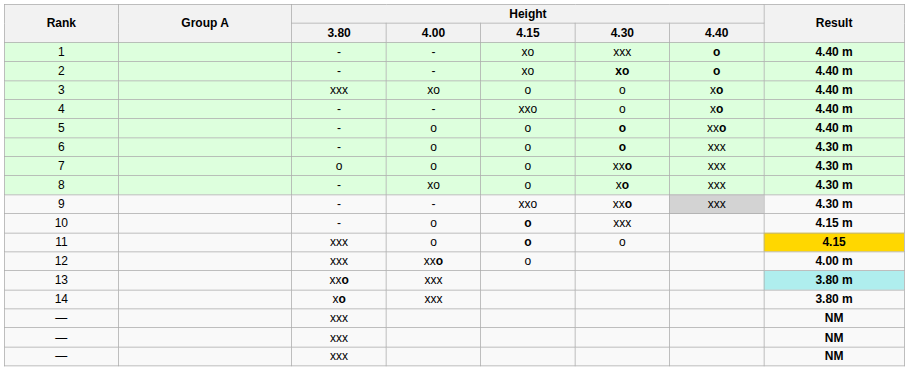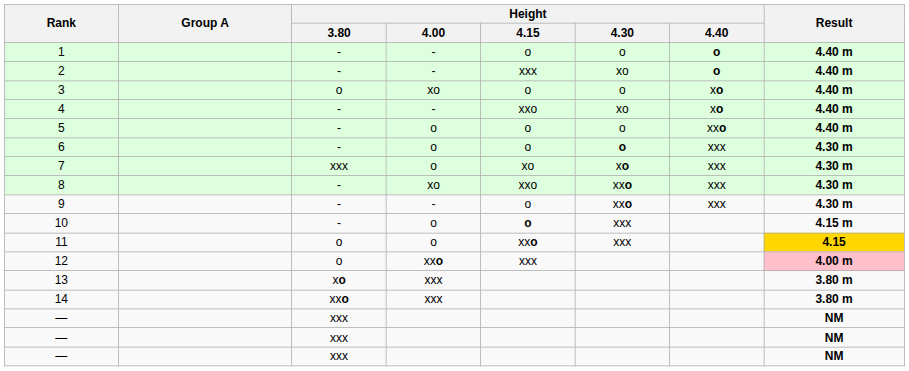(528, 52) xo -> (528, 52) o
(622, 52) xxx -> (622, 52) o
(528, 71) xo -> (528, 71) xxx
(622, 71) bold -> (622, 71) normal
(339, 90) xxx -> (339, 90) o
(622, 109) o -> (622, 109) xo
(622, 128) bold -> (622, 128) normal
(339, 166) o -> (339, 166) xxx
(528, 166) o -> (528, 166) xo
(622, 166) xxo -> (622, 166) xo
(528, 185) o -> (528, 185) xxo
(622, 185) xo -> (622, 185) xxo
(528, 204) xxo -> (528, 204) o
(717, 204) lightgrey background -> (717, 204) no background
(339, 242) xxx -> (339, 242) o
(528, 242) o -> (528, 242) xxo
(622, 242) o -> (622, 242) xxx
(339, 261) xxx -> (339, 261) o
(528, 261) o -> (528, 261) xxx
(834, 261) no background -> (834, 261) pink background
(339, 280) xxo -> (339, 280) xo
(834, 280) paleturquoise background -> (834, 280) no background
(339, 299) xo -> (339, 299) xxo
